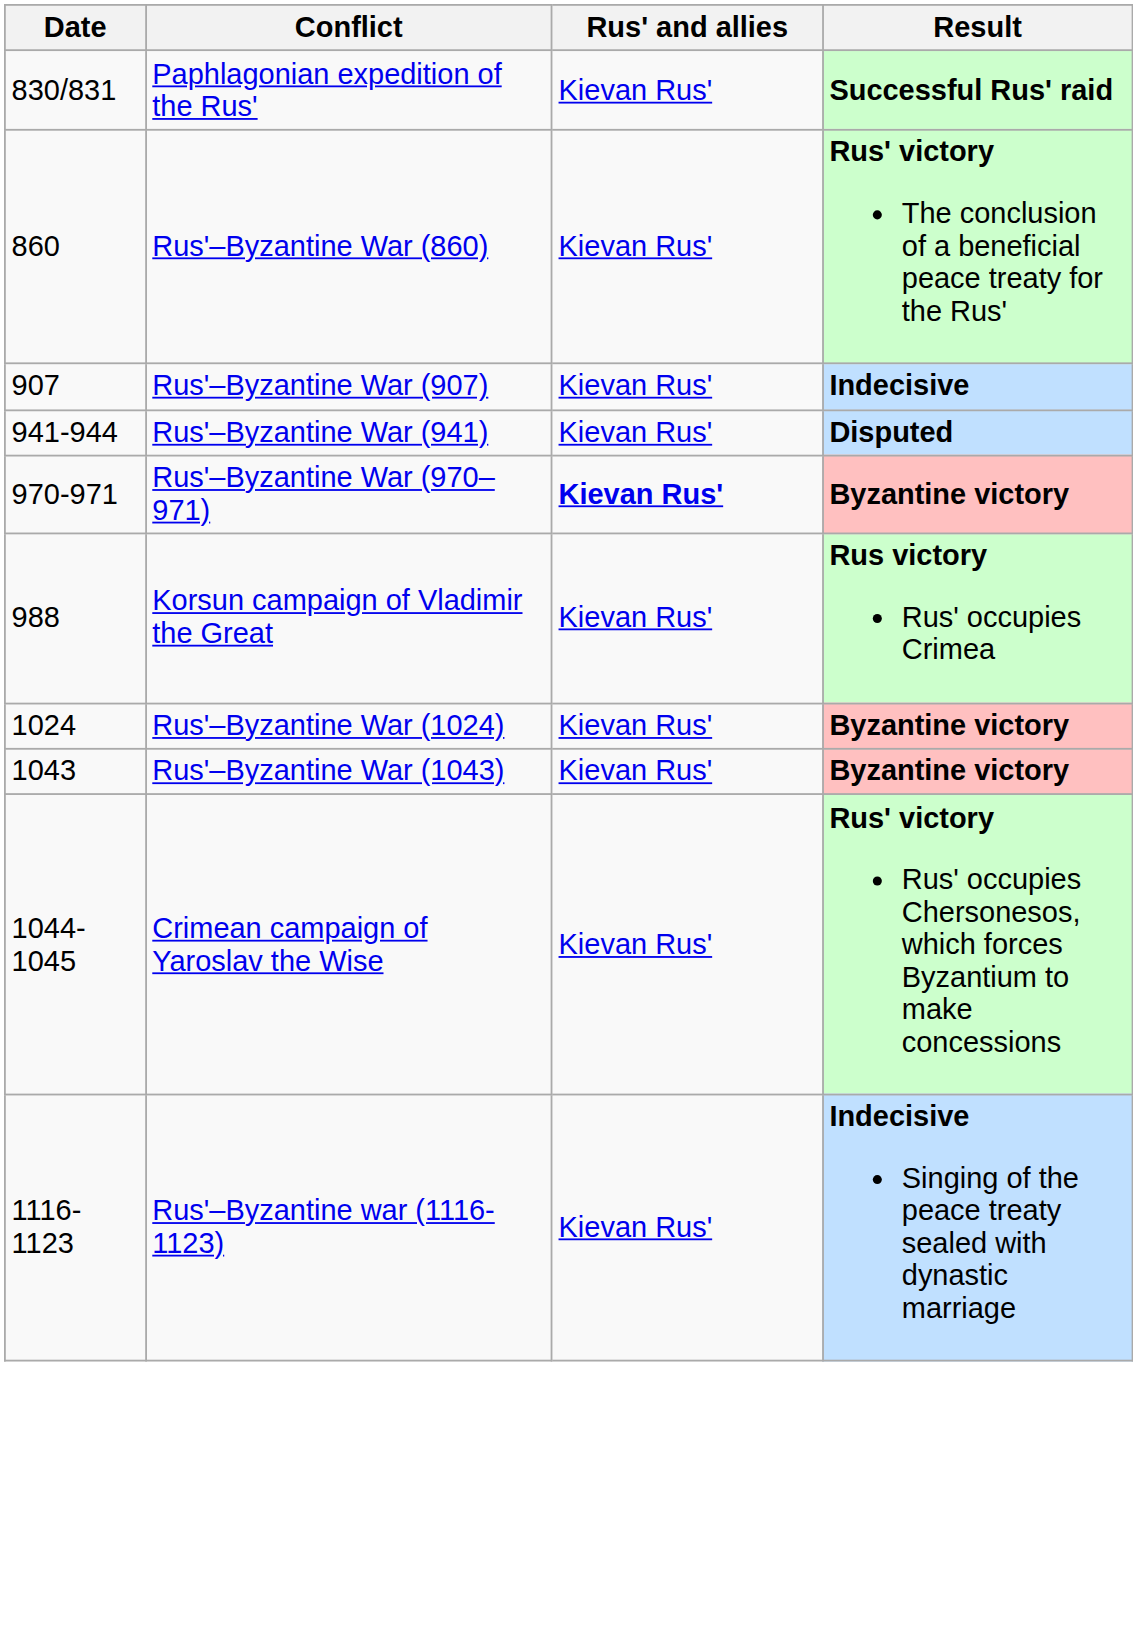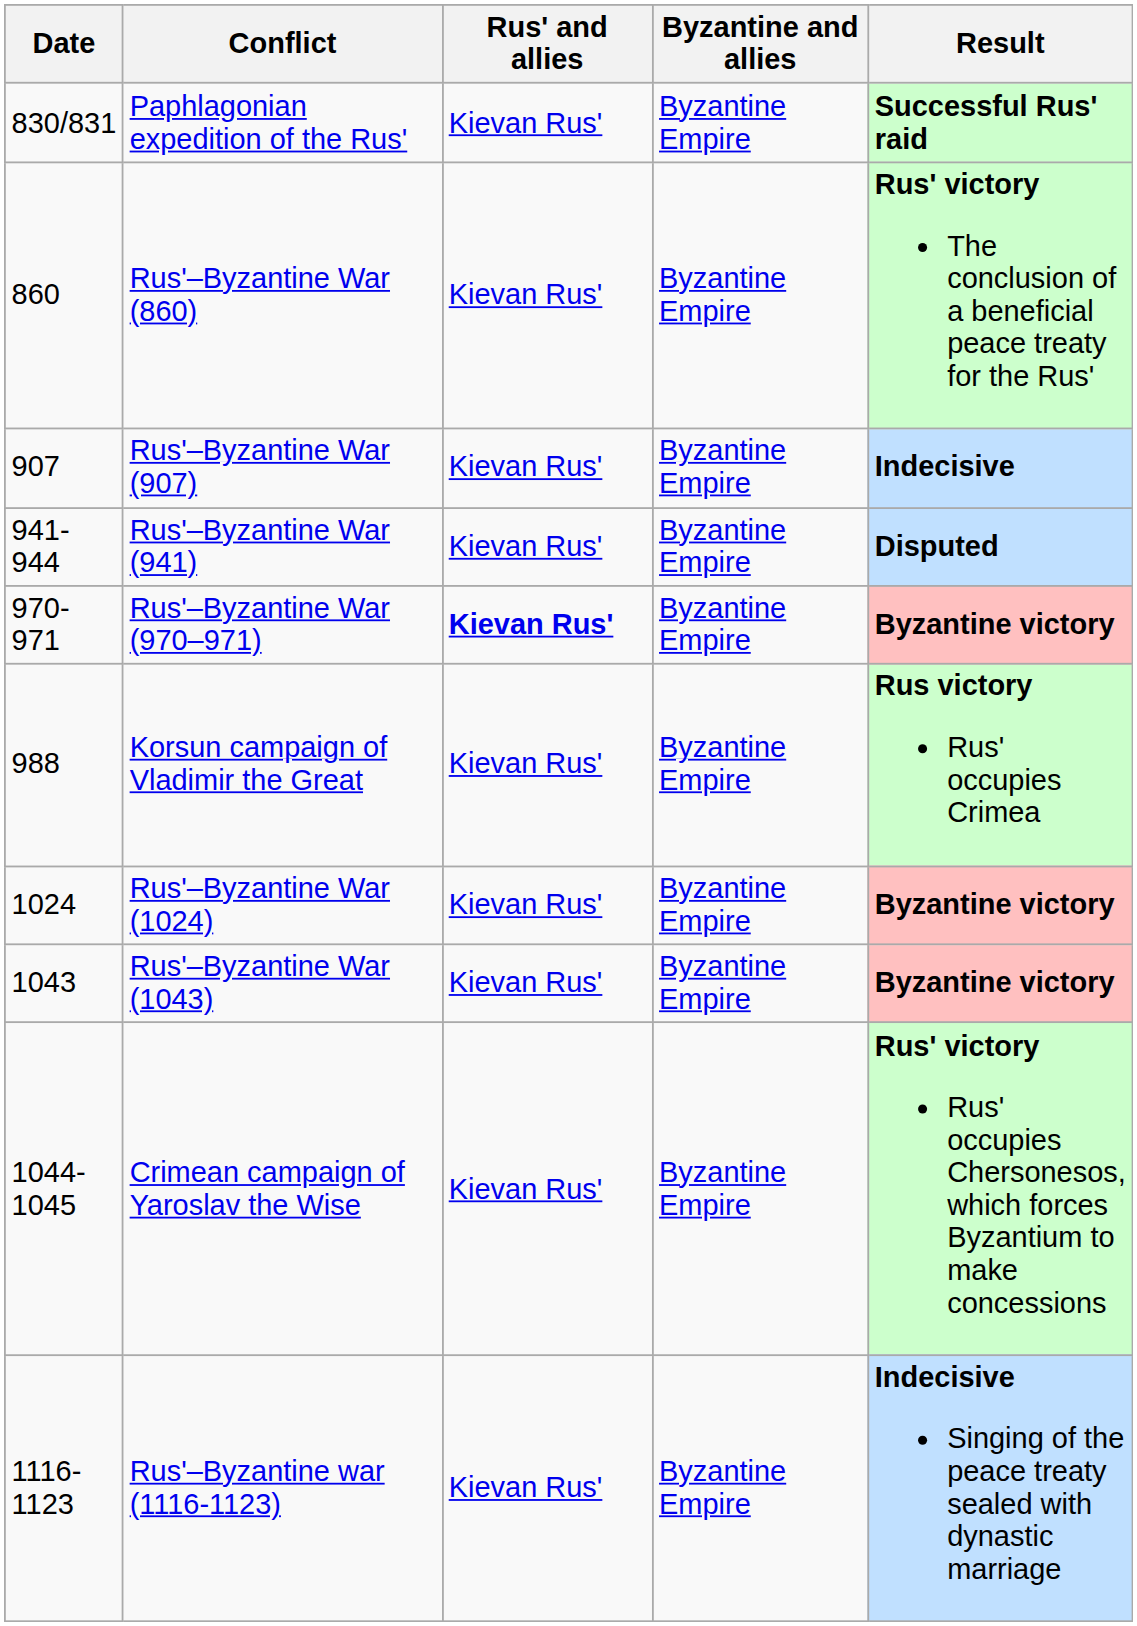+ column: (760, 43)
